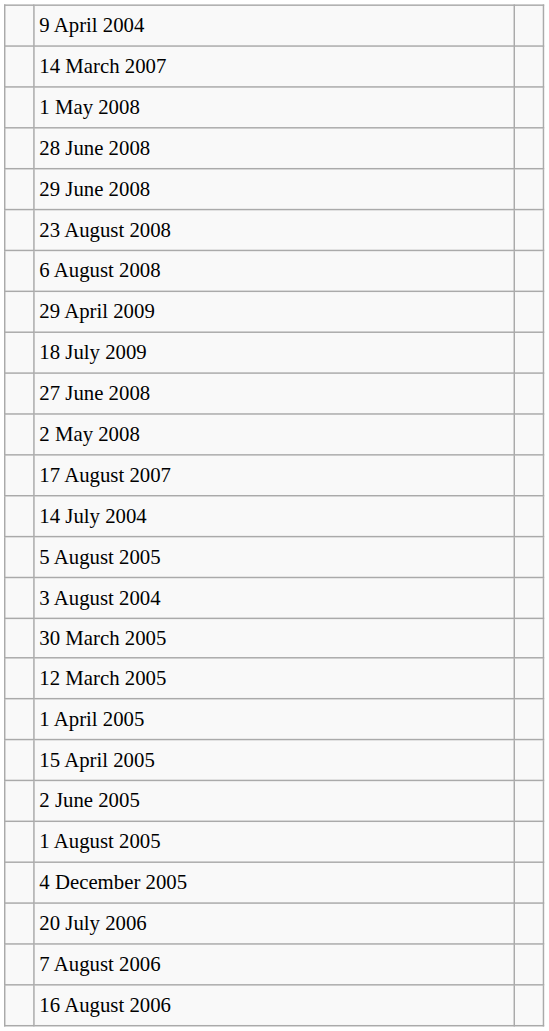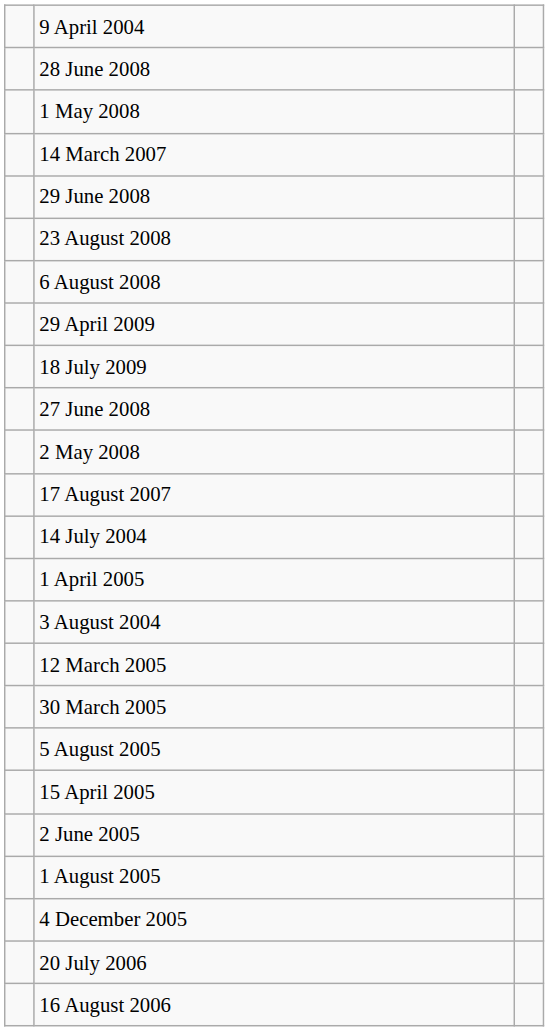rows swapped: (103, 66) <-> (95, 148)
rows swapped: (100, 556) <-> (92, 719)
rows swapped: (103, 678) <-> (103, 637)
- row: (100, 964)
